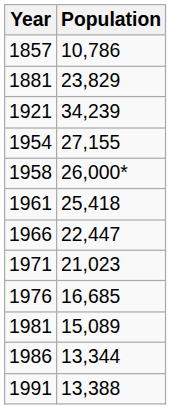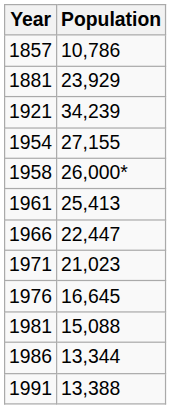(91, 81) 23,829 -> (91, 81) 23,929
(91, 204) 25,418 -> (91, 204) 25,413
(91, 296) 16,685 -> (91, 296) 16,645
(91, 326) 15,089 -> (91, 326) 15,088
